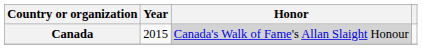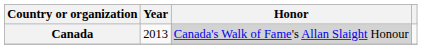(156, 34) 2015 -> (156, 34) 2013
